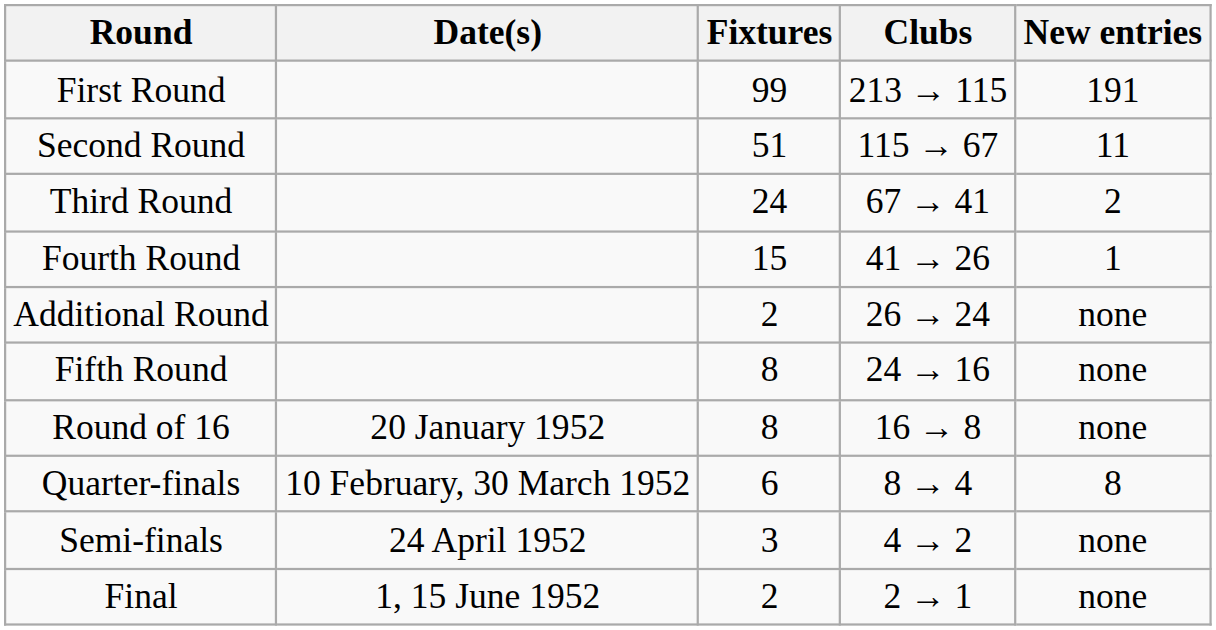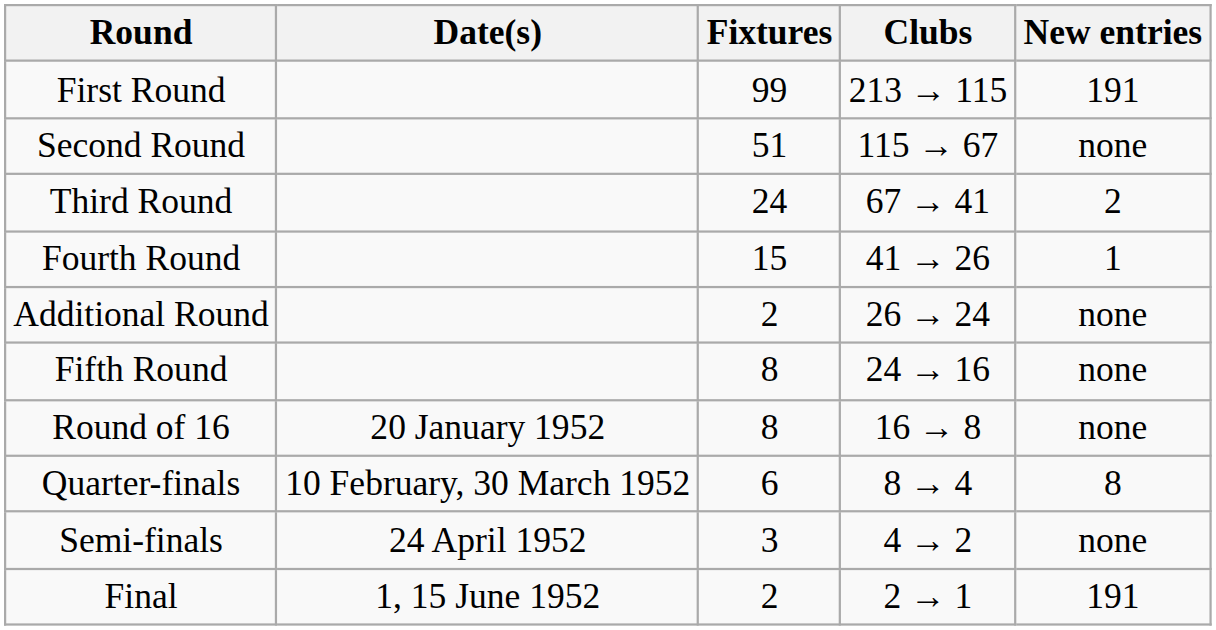(1113, 145) 11 -> (1113, 145) none
(1113, 595) none -> (1113, 595) 191
